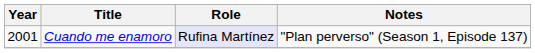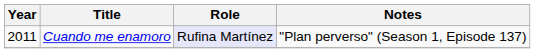(23, 36) 2001 -> (22, 36) 2011
